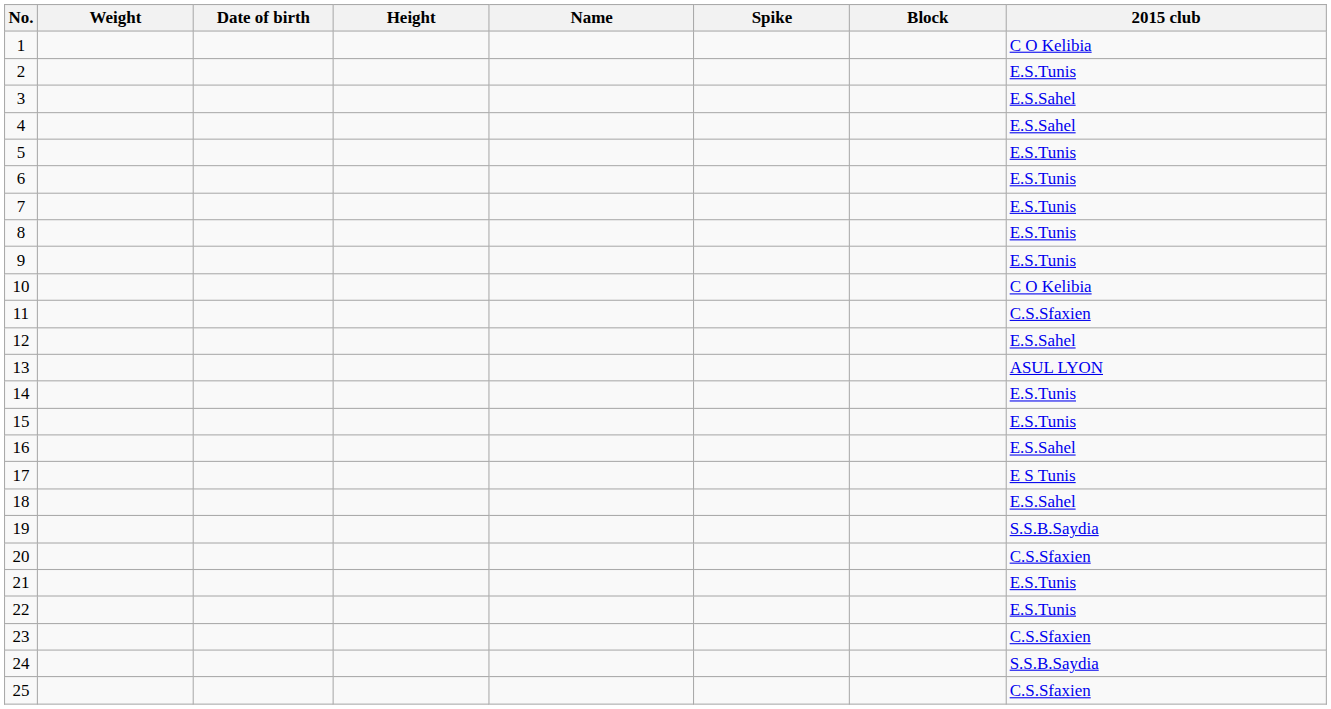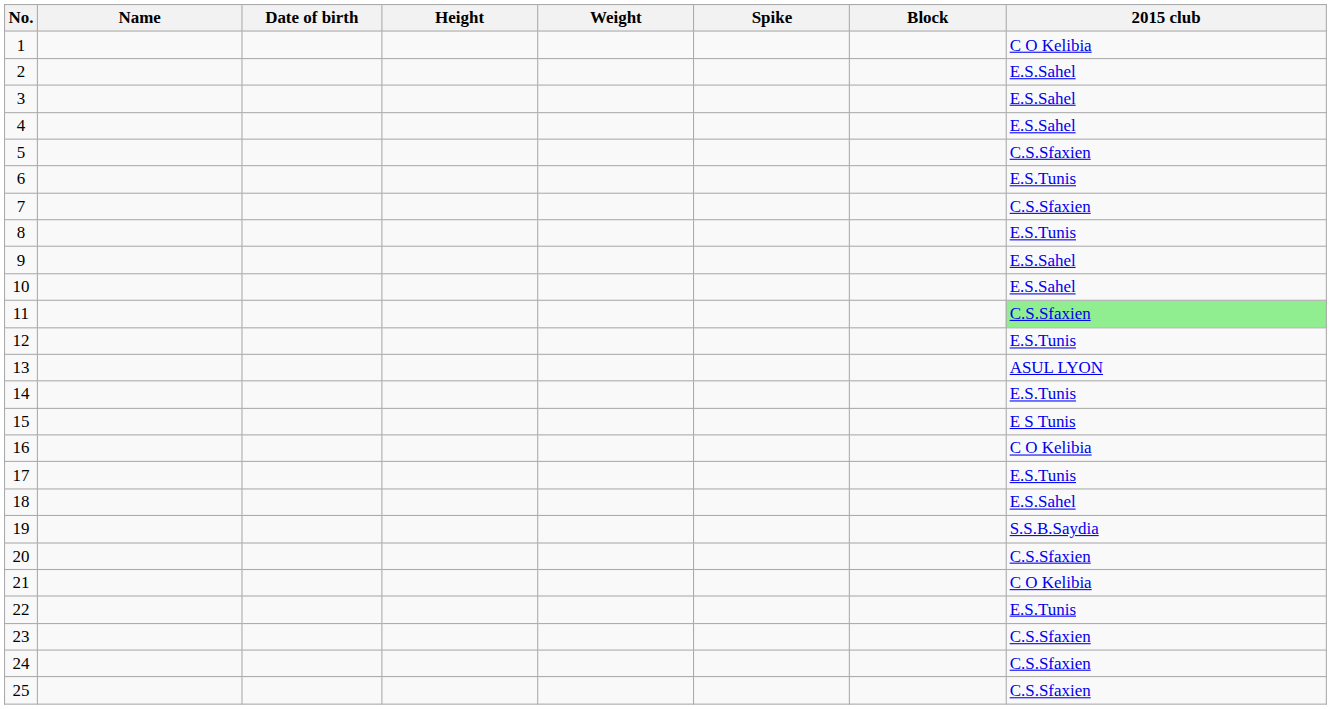columns swapped: (592, 17) <-> (115, 17)
(1043, 71) E.S.Tunis -> (1043, 71) E.S.Sahel
(1043, 152) E.S.Tunis -> (1050, 152) C.S.Sfaxien
(1043, 206) E.S.Tunis -> (1050, 206) C.S.Sfaxien
(1043, 260) E.S.Tunis -> (1043, 260) E.S.Sahel
(1051, 286) C O Kelibia -> (1043, 286) E.S.Sahel
(1050, 313) no background -> (1050, 313) lightgreen background
(1043, 340) E.S.Sahel -> (1043, 340) E.S.Tunis
(1043, 421) E.S.Tunis -> (1043, 421) E S Tunis
(1043, 448) E.S.Sahel -> (1051, 448) C O Kelibia
(1043, 475) E S Tunis -> (1043, 475) E.S.Tunis
(1043, 582) E.S.Tunis -> (1051, 582) C O Kelibia
(1054, 663) S.S.B.Saydia -> (1050, 663) C.S.Sfaxien
